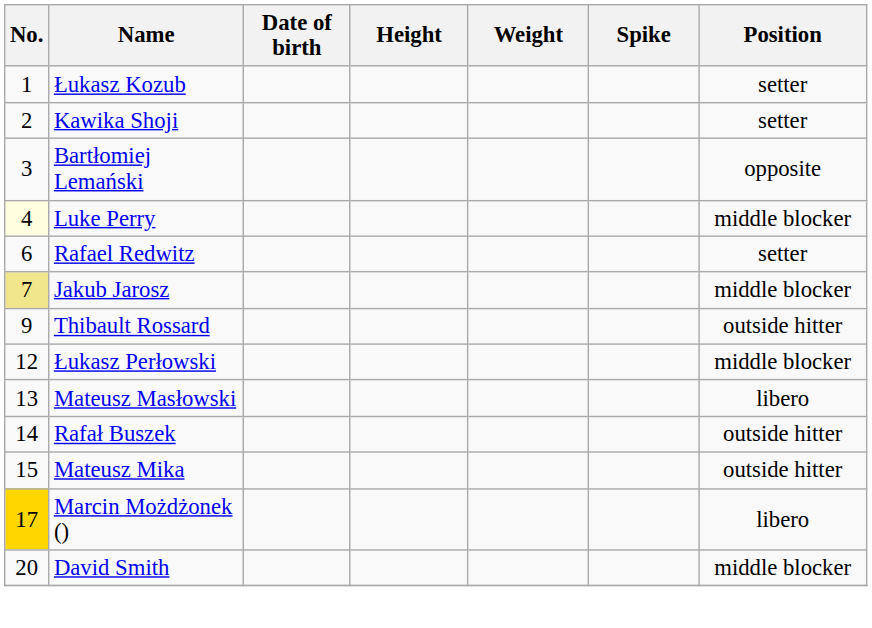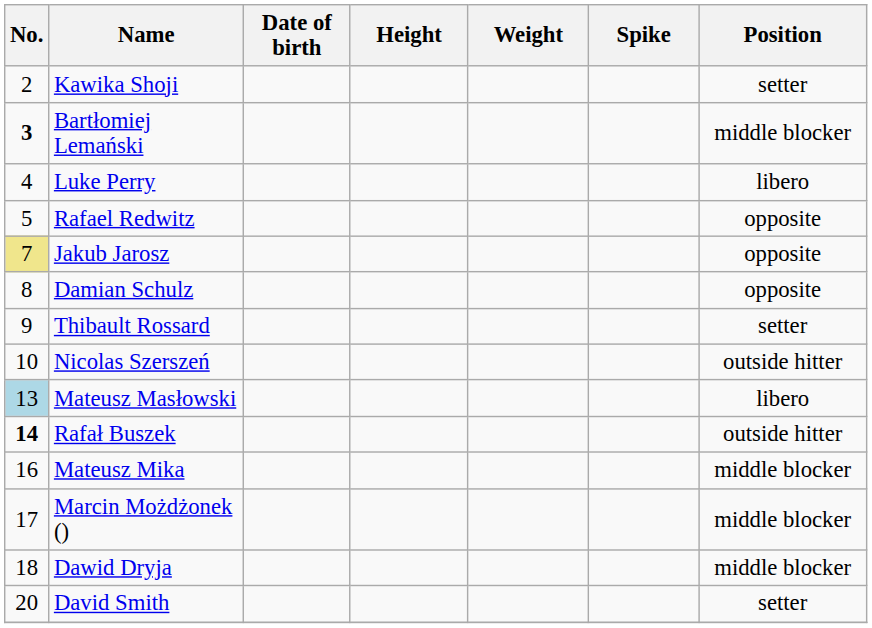- row: (120, 84)
(27, 168) normal -> (27, 132) bold
(783, 168) opposite -> (783, 132) middle blocker
(27, 217) lightyellow background -> (27, 181) no background
(783, 217) middle blocker -> (783, 181) libero
(27, 253) 6 -> (27, 217) 5
(783, 253) setter -> (783, 217) opposite
(783, 289) middle blocker -> (783, 253) opposite
+ row: (124, 289)
(783, 325) outside hitter -> (783, 325) setter
+ row: (132, 361)
- row: (135, 361)
(27, 397) no background -> (27, 397) lightblue background
(27, 433) normal -> (27, 433) bold
(27, 469) 15 -> (27, 469) 16
(783, 469) outside hitter -> (783, 469) middle blocker
(27, 518) gold background -> (27, 518) no background
(783, 518) libero -> (783, 518) middle blocker
+ row: (113, 567)
(783, 567) middle blocker -> (783, 603) setter
